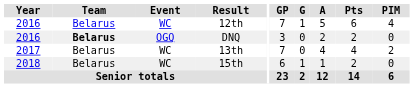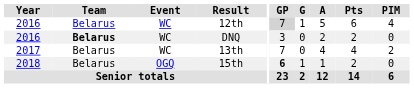(282, 24) no background -> (282, 24) lightgrey background
(165, 37) OGQ -> (165, 37) WC
(165, 64) WC -> (165, 64) OGQ
(282, 64) normal -> (282, 64) bold
